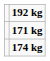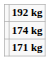rows swapped: (27, 47) <-> (27, 30)
